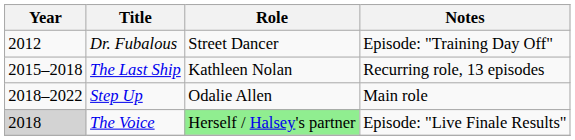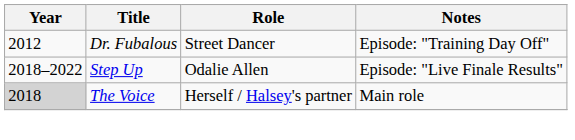- row: (135, 69)
(395, 95) Main role -> (461, 69) Episode: "Live Finale Results"
(272, 122) lightgreen background -> (268, 95) no background
(465, 122) Episode: "Live Finale Results" -> (392, 95) Main role
